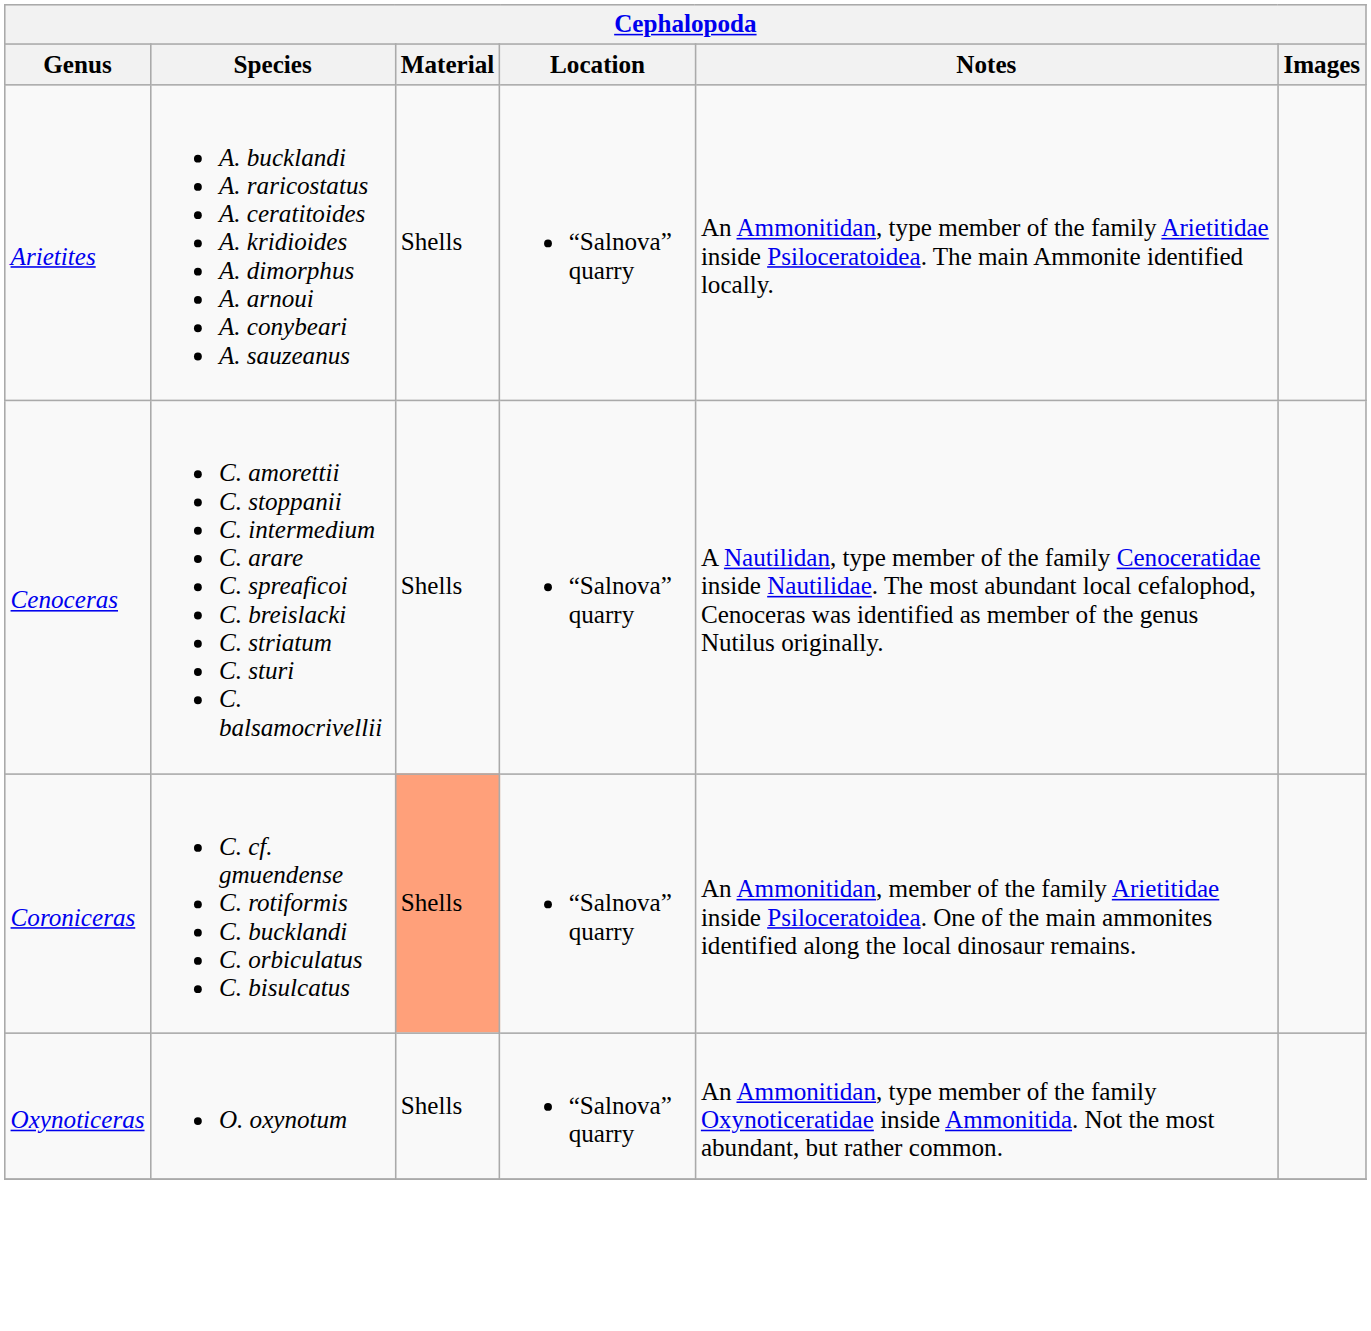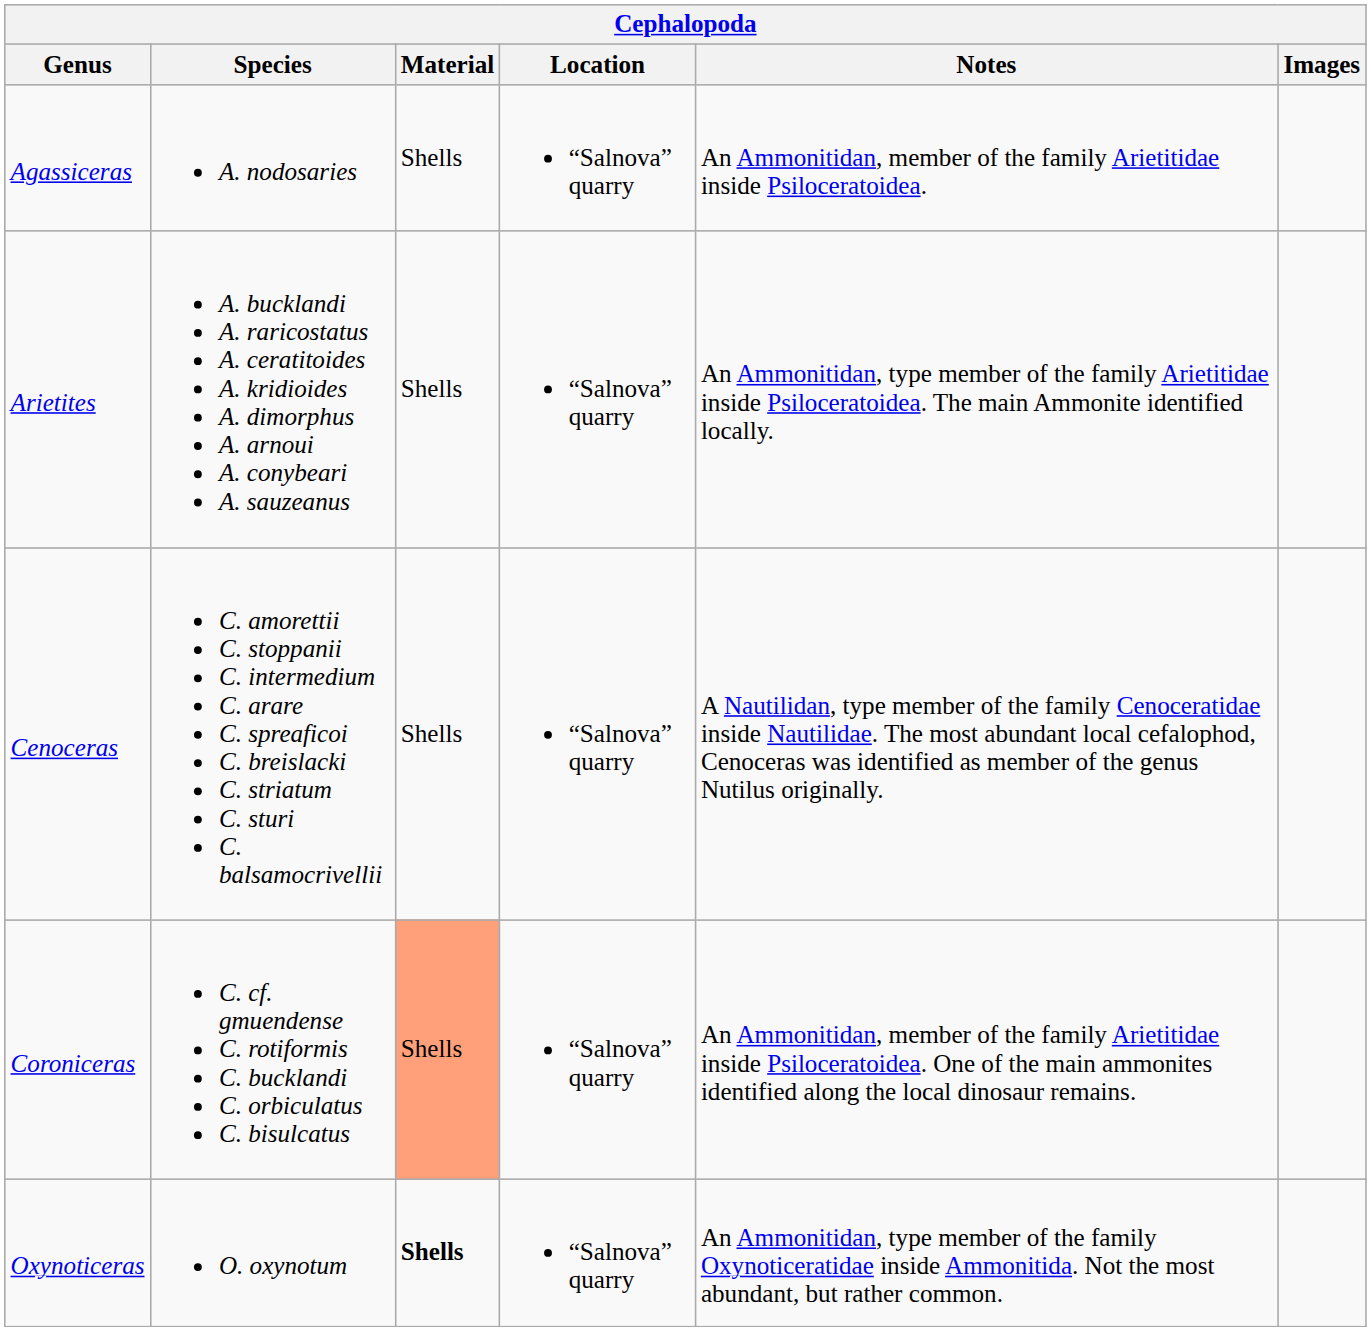+ row: (71, 171)
(432, 1105) normal -> (432, 1252) bold
